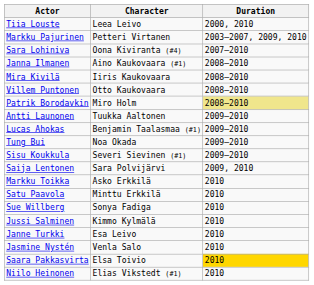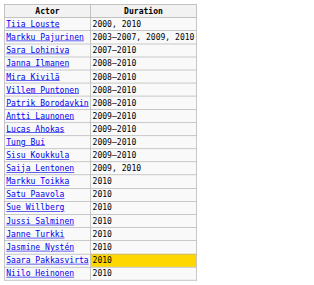- column: (147, 11)
(227, 103) khaki background -> (114, 103) no background
